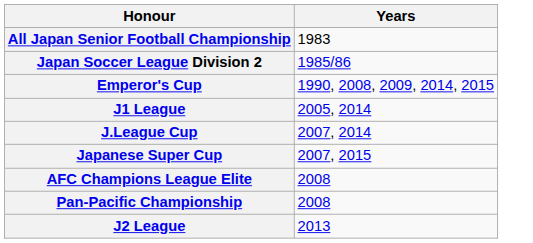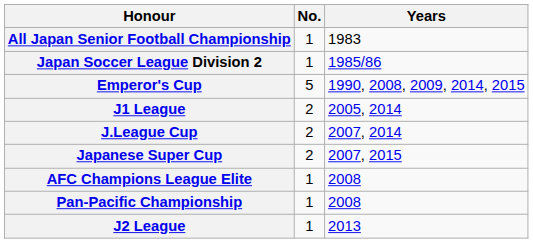+ column: (309, 16)
